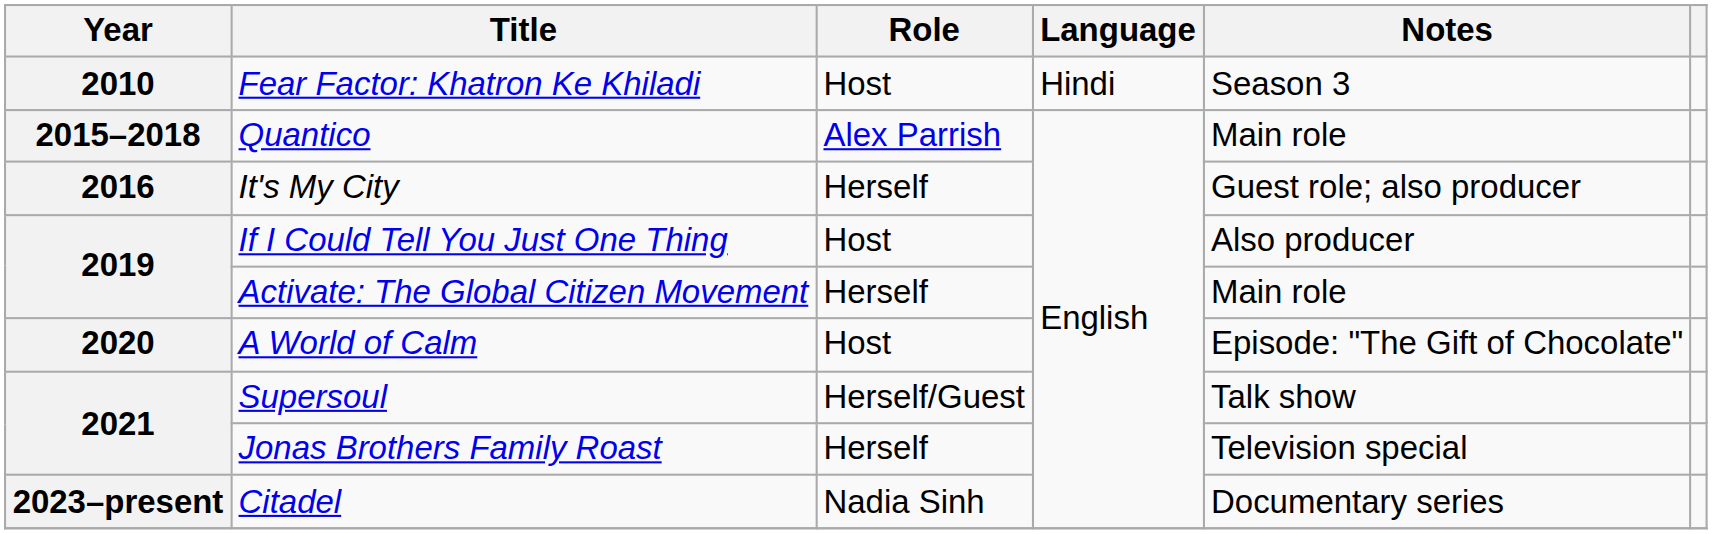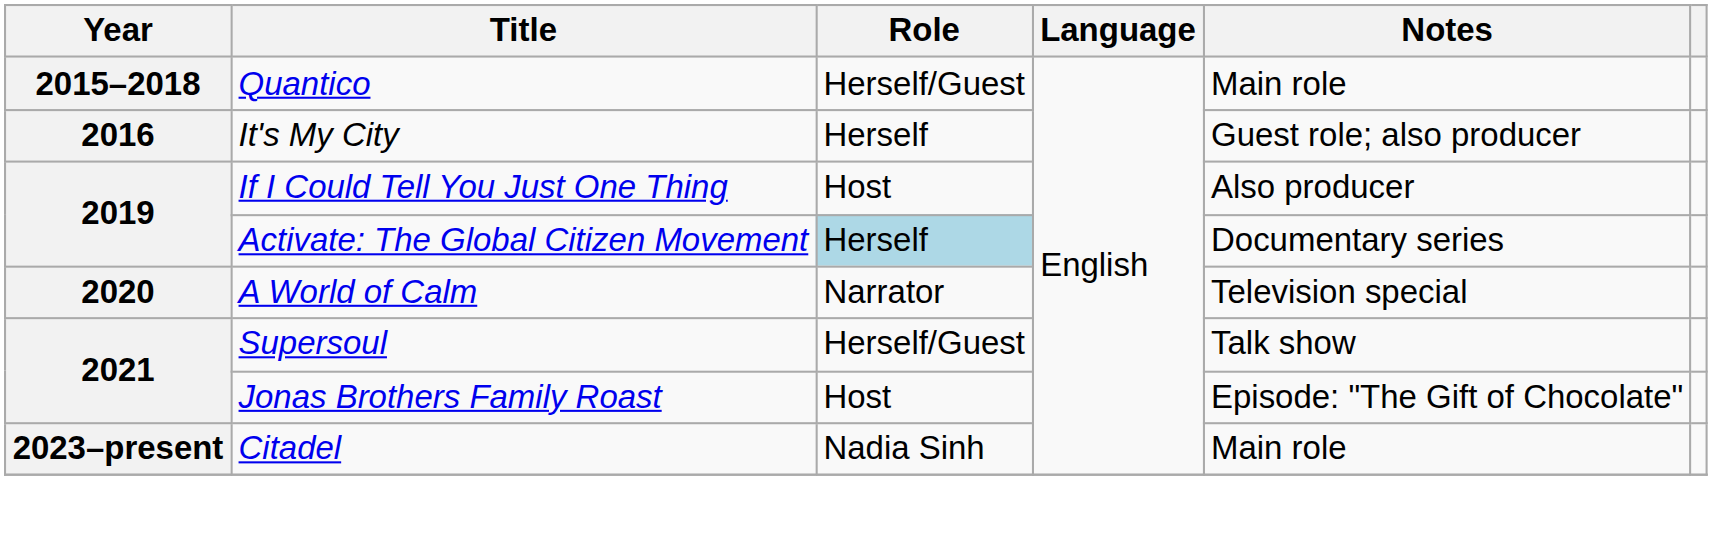- row: (469, 82)
(912, 135) Alex Parrish -> (924, 82) Herself/Guest
(876, 291) no background -> (876, 239) lightblue background
(1279, 291) Main role -> (1358, 239) Documentary series
(857, 344) Host -> (884, 291) Narrator
(1447, 344) Episode: "The Gift of Chocolate" -> (1339, 291) Television special
(876, 448) Herself -> (857, 396) Host
(1339, 448) Television special -> (1447, 396) Episode: "The Gift of Chocolate"
(1358, 501) Documentary series -> (1279, 448) Main role
